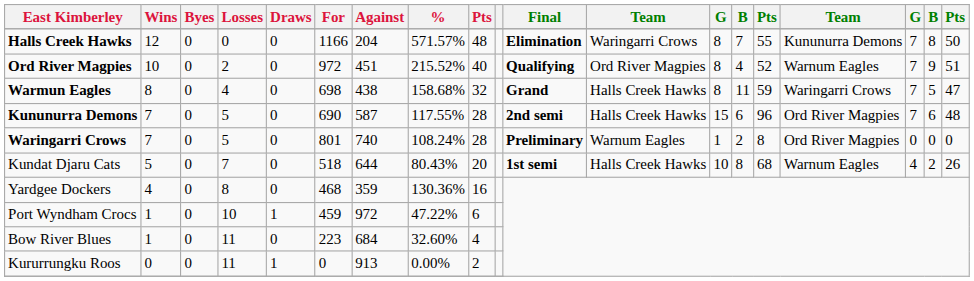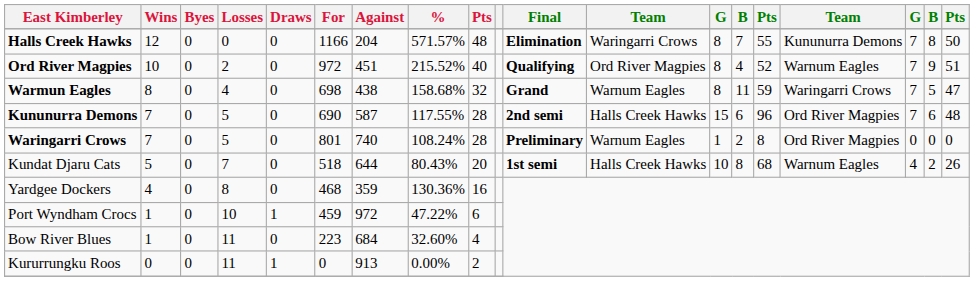(648, 90) Halls Creek Hawks -> (637, 90) Warnum Eagles
